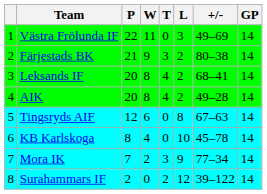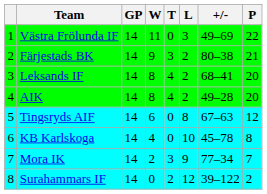columns swapped: (250, 14) <-> (131, 14)
